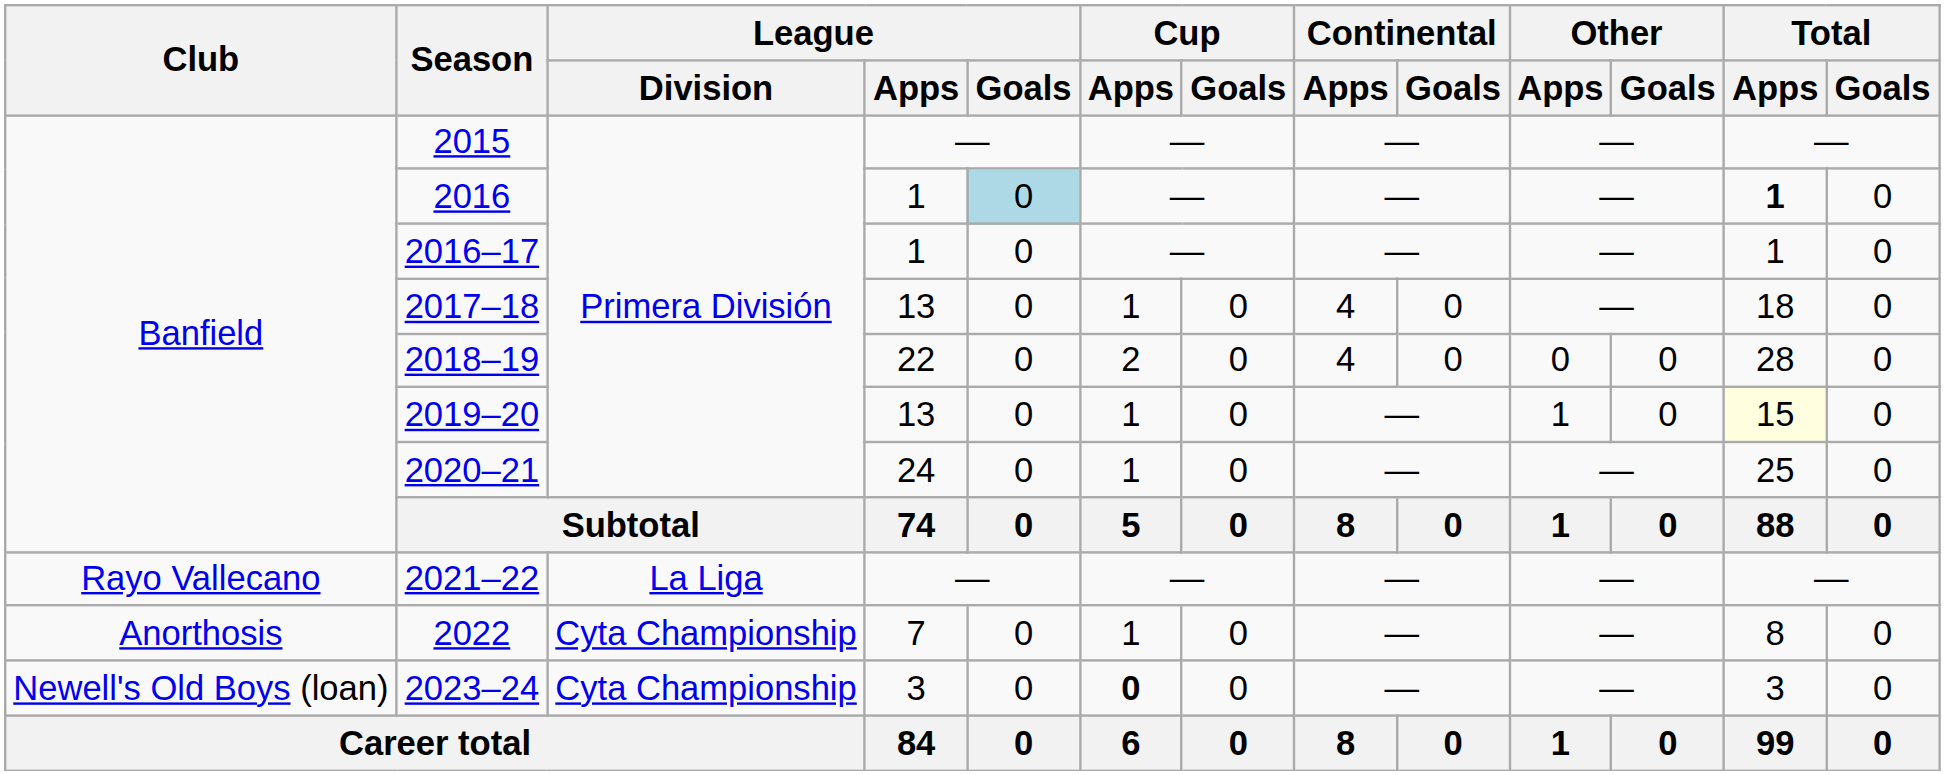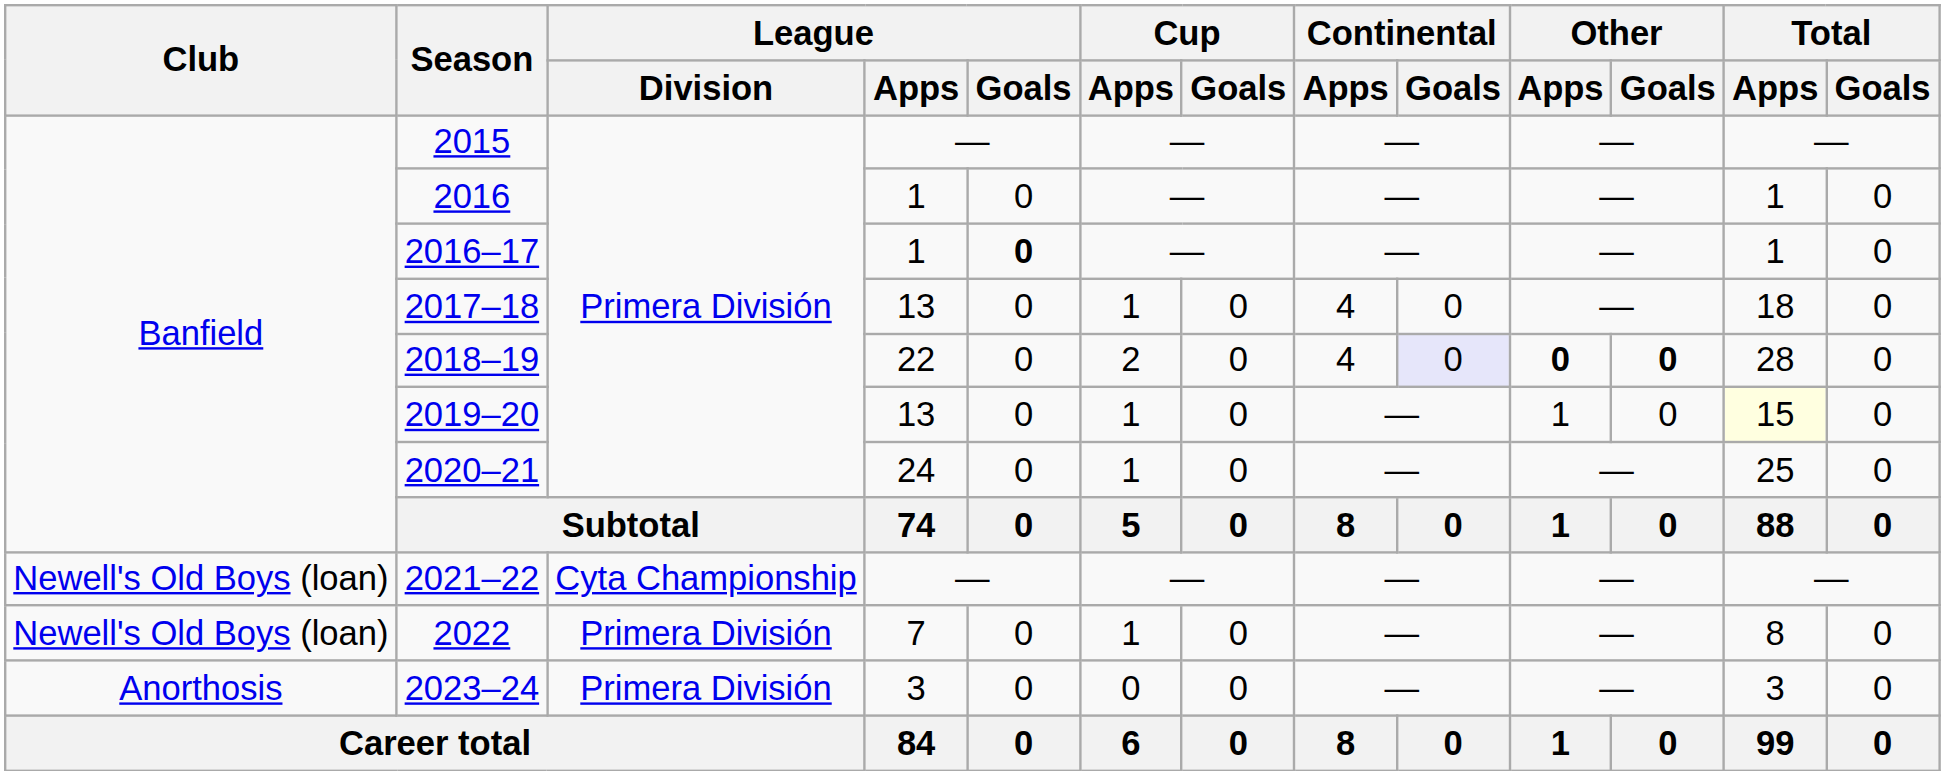(1023, 197) lightblue background -> (1023, 197) no background
(1775, 197) bold -> (1775, 197) normal
(1023, 251) normal -> (1023, 251) bold
(1453, 360) no background -> (1453, 360) lavender background
(1560, 360) normal -> (1560, 360) bold
(1668, 360) normal -> (1668, 360) bold
(201, 579) Rayo Vallecano -> (201, 579) Newell's Old Boys (loan)
(706, 579) La Liga -> (706, 579) Cyta Championship
(201, 633) Anorthosis -> (201, 633) Newell's Old Boys (loan)
(706, 633) Cyta Championship -> (706, 633) Primera División
(201, 688) Newell's Old Boys (loan) -> (201, 688) Anorthosis
(706, 688) Cyta Championship -> (706, 688) Primera División
(1131, 688) bold -> (1131, 688) normal
